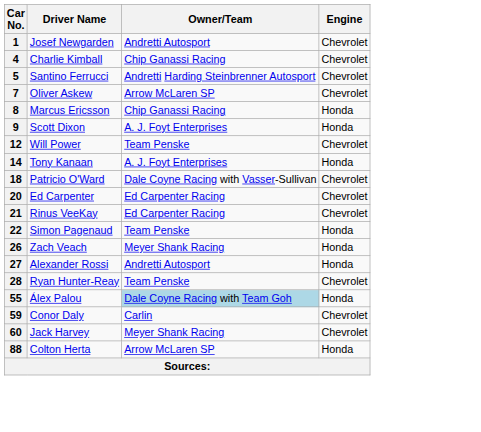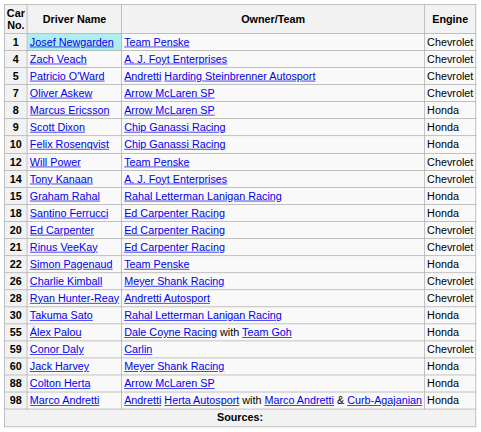(72, 42) no background -> (72, 42) paleturquoise background
(167, 42) Andretti Autosport -> (157, 42) Team Penske
(66, 59) Charlie Kimball -> (58, 59) Zach Veach
(175, 59) Chip Ganassi Racing -> (176, 59) A. J. Foyt Enterprises
(69, 76) Santino Ferrucci -> (67, 76) Patricio O'Ward
(175, 111) Chip Ganassi Racing -> (169, 111) Arrow McLaren SP
(176, 128) A. J. Foyt Enterprises -> (175, 128) Chip Ganassi Racing
+ row: (16, 145)
(337, 162) Honda -> (450, 179) Chevrolet
+ row: (16, 196)
(67, 179) Patricio O'Ward -> (69, 213) Santino Ferrucci
(220, 179) Dale Coyne Racing with Vasser-Sullivan -> (175, 213) Ed Carpenter Racing
(344, 179) Chevrolet -> (443, 213) Honda
(58, 247) Zach Veach -> (66, 281) Charlie Kimball
(337, 247) Honda -> (450, 281) Chevrolet
- row: (16, 264)
(157, 281) Team Penske -> (167, 299) Andretti Autosport
+ row: (16, 316)
(208, 299) lightblue background -> (208, 333) no background
(344, 333) Chevrolet -> (443, 367) Honda
+ row: (16, 401)
